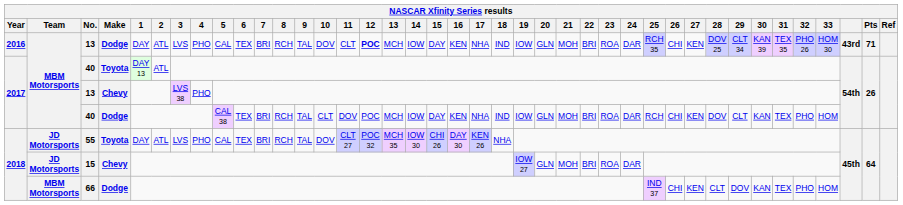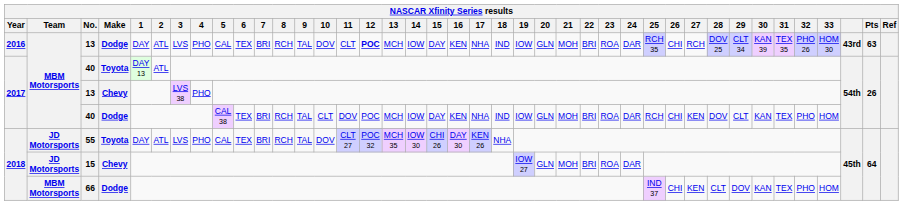(695, 44) KEN -> (696, 44) RCH
(871, 44) 71 -> (872, 44) 63
